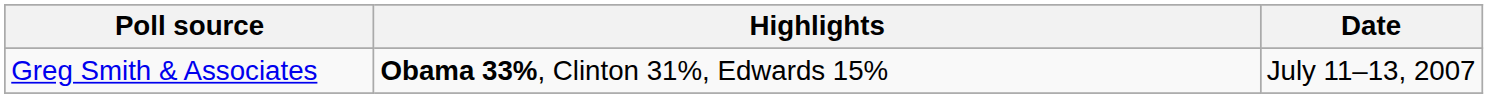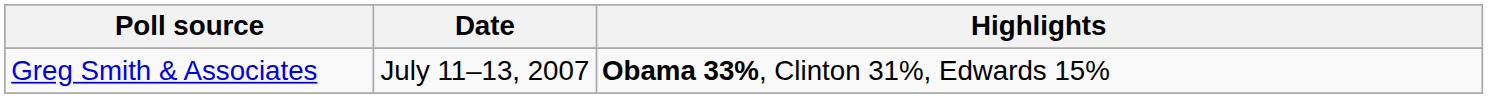columns swapped: (1371, 26) <-> (817, 26)
